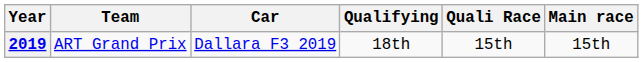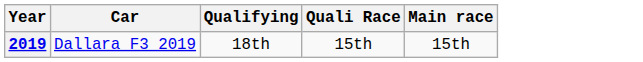- column: (120, 18)
